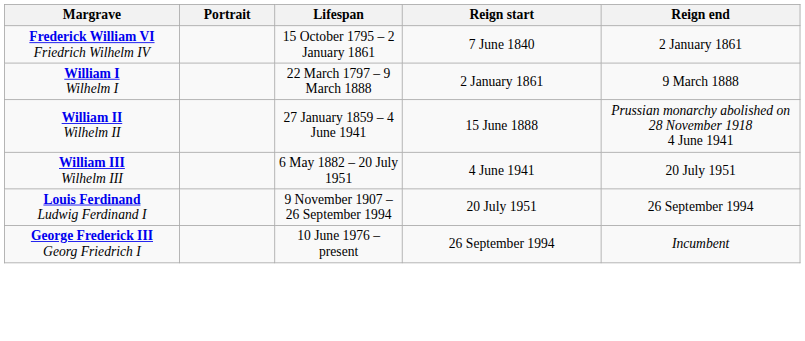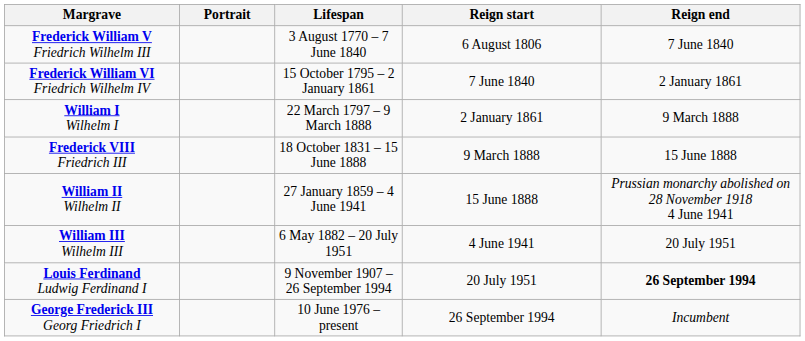+ row: (92, 44)
+ row: (92, 155)
(701, 207) normal -> (701, 281) bold
